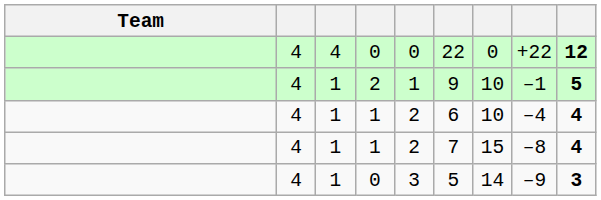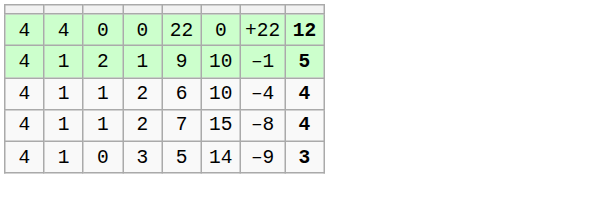- column: (141, 21)
